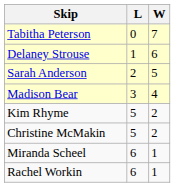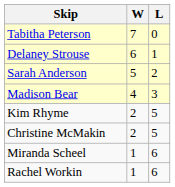columns swapped: (159, 14) <-> (138, 14)
